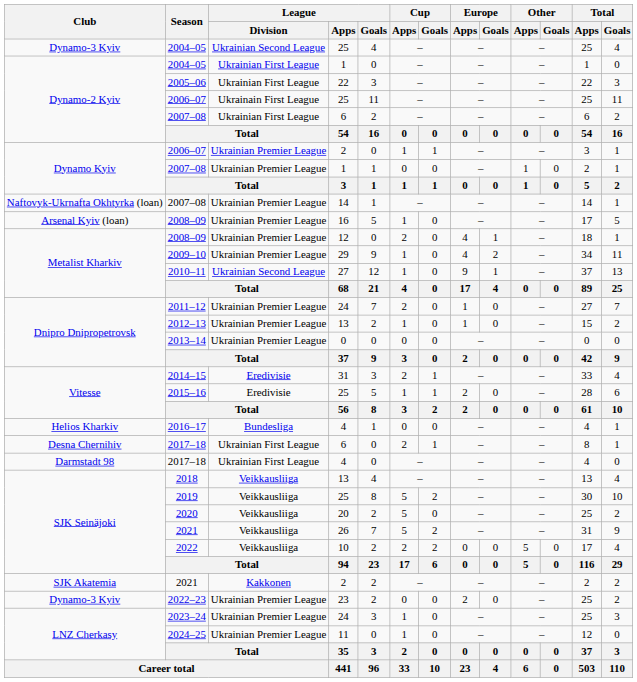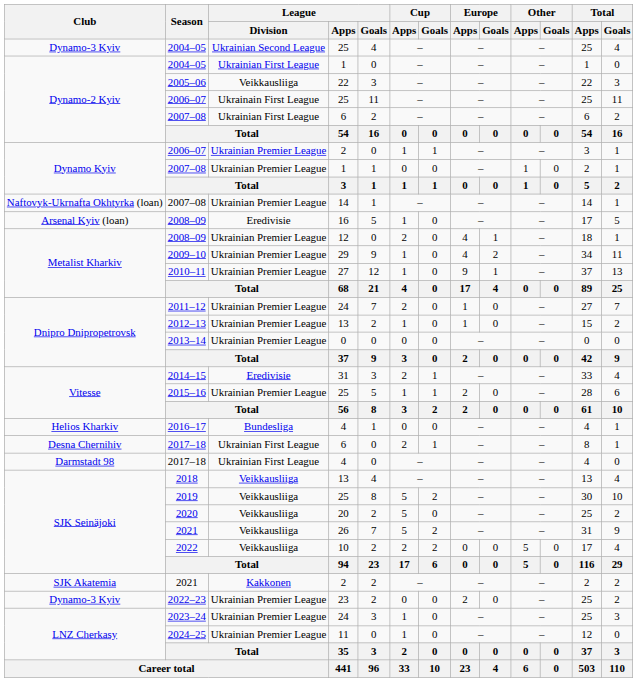(269, 82) Ukrainian First League -> (269, 82) Veikkausliiga
(269, 220) Ukrainian Premier League -> (269, 220) Eredivisie
(269, 271) Ukrainian Second League -> (269, 271) Ukrainian Premier League
(269, 392) Eredivisie -> (269, 392) Ukrainian Premier League
